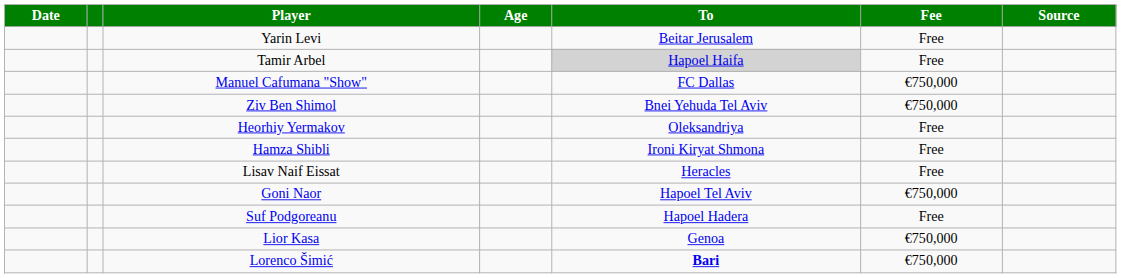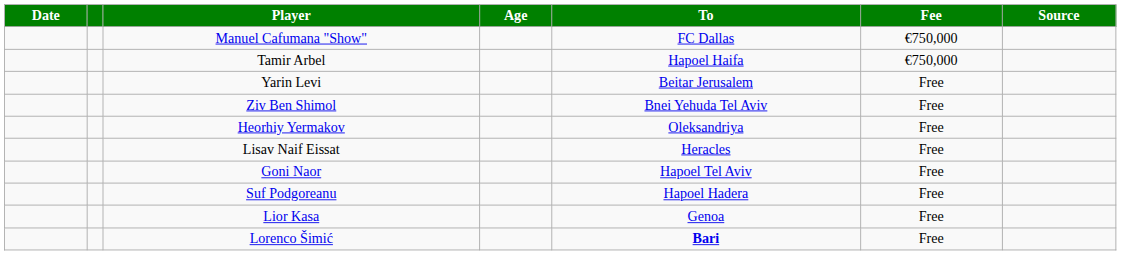rows swapped: (291, 37) <-> (291, 82)
(706, 60) lightgrey background -> (706, 60) no background
(931, 60) Free -> (931, 60) €750,000
(931, 104) €750,000 -> (931, 104) Free
- row: (291, 149)
(931, 194) €750,000 -> (931, 171) Free
(931, 238) €750,000 -> (931, 216) Free
(931, 261) €750,000 -> (931, 238) Free
